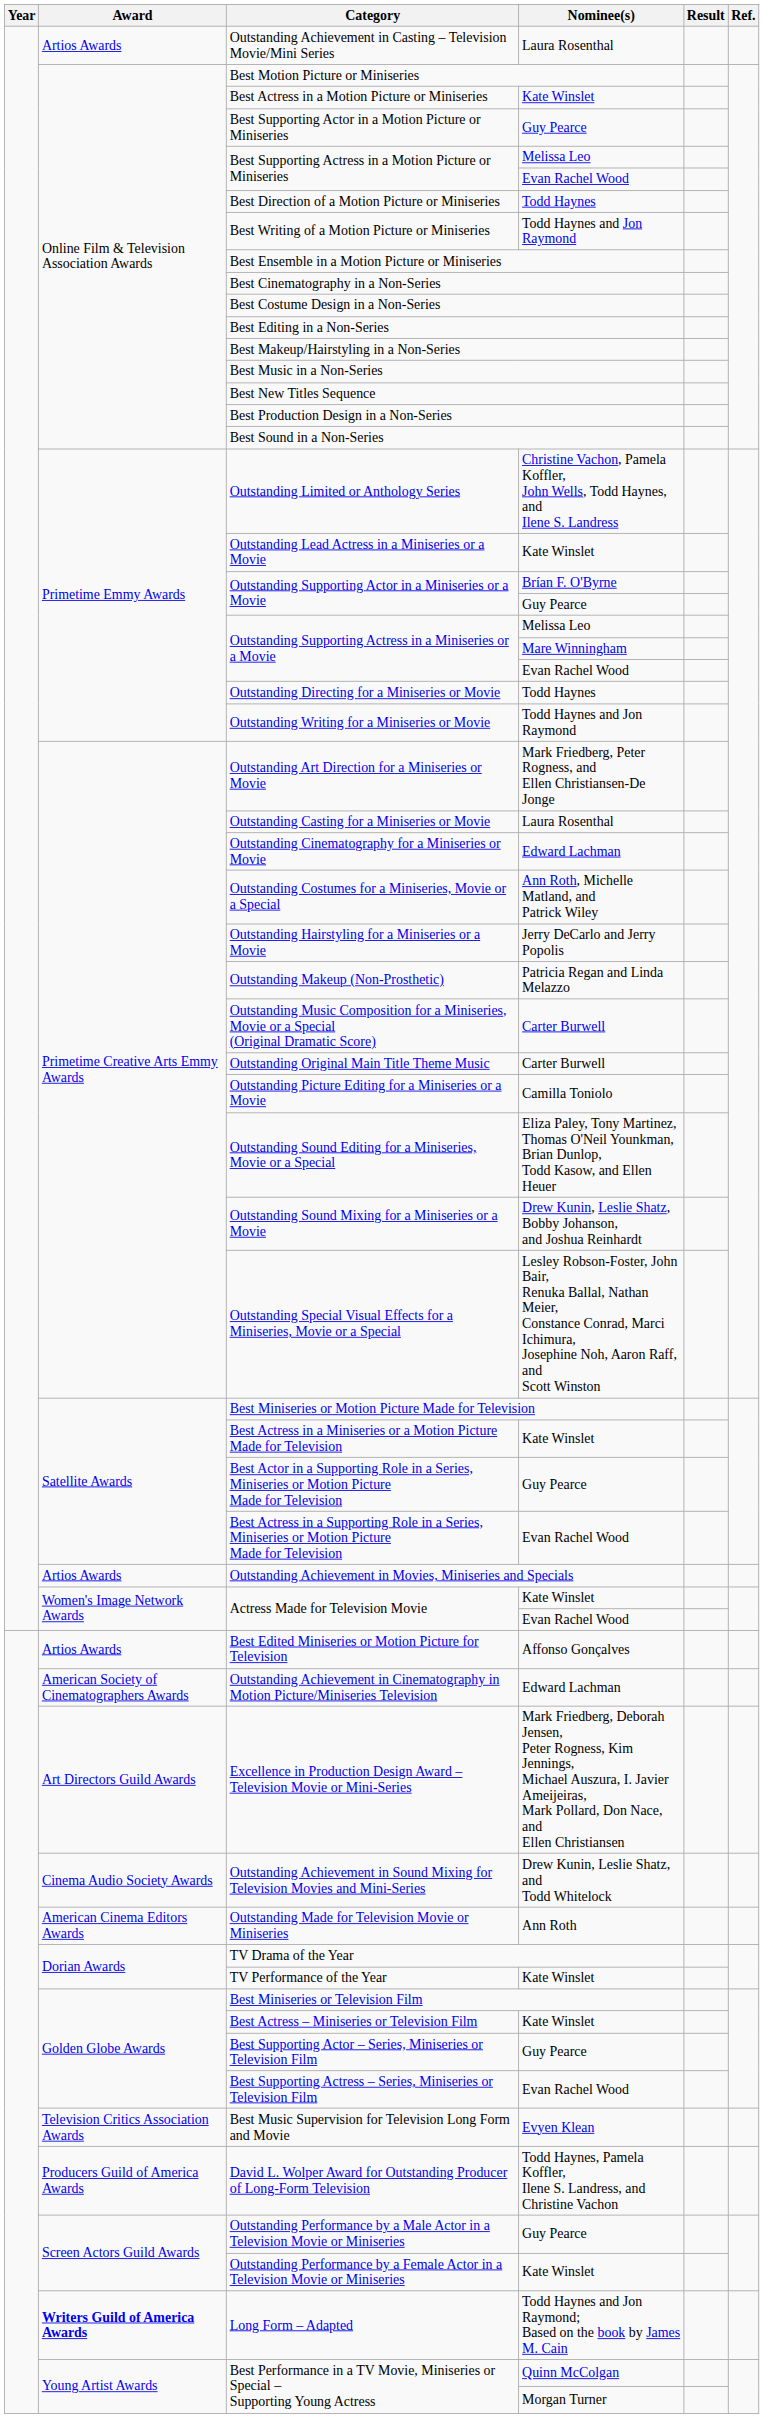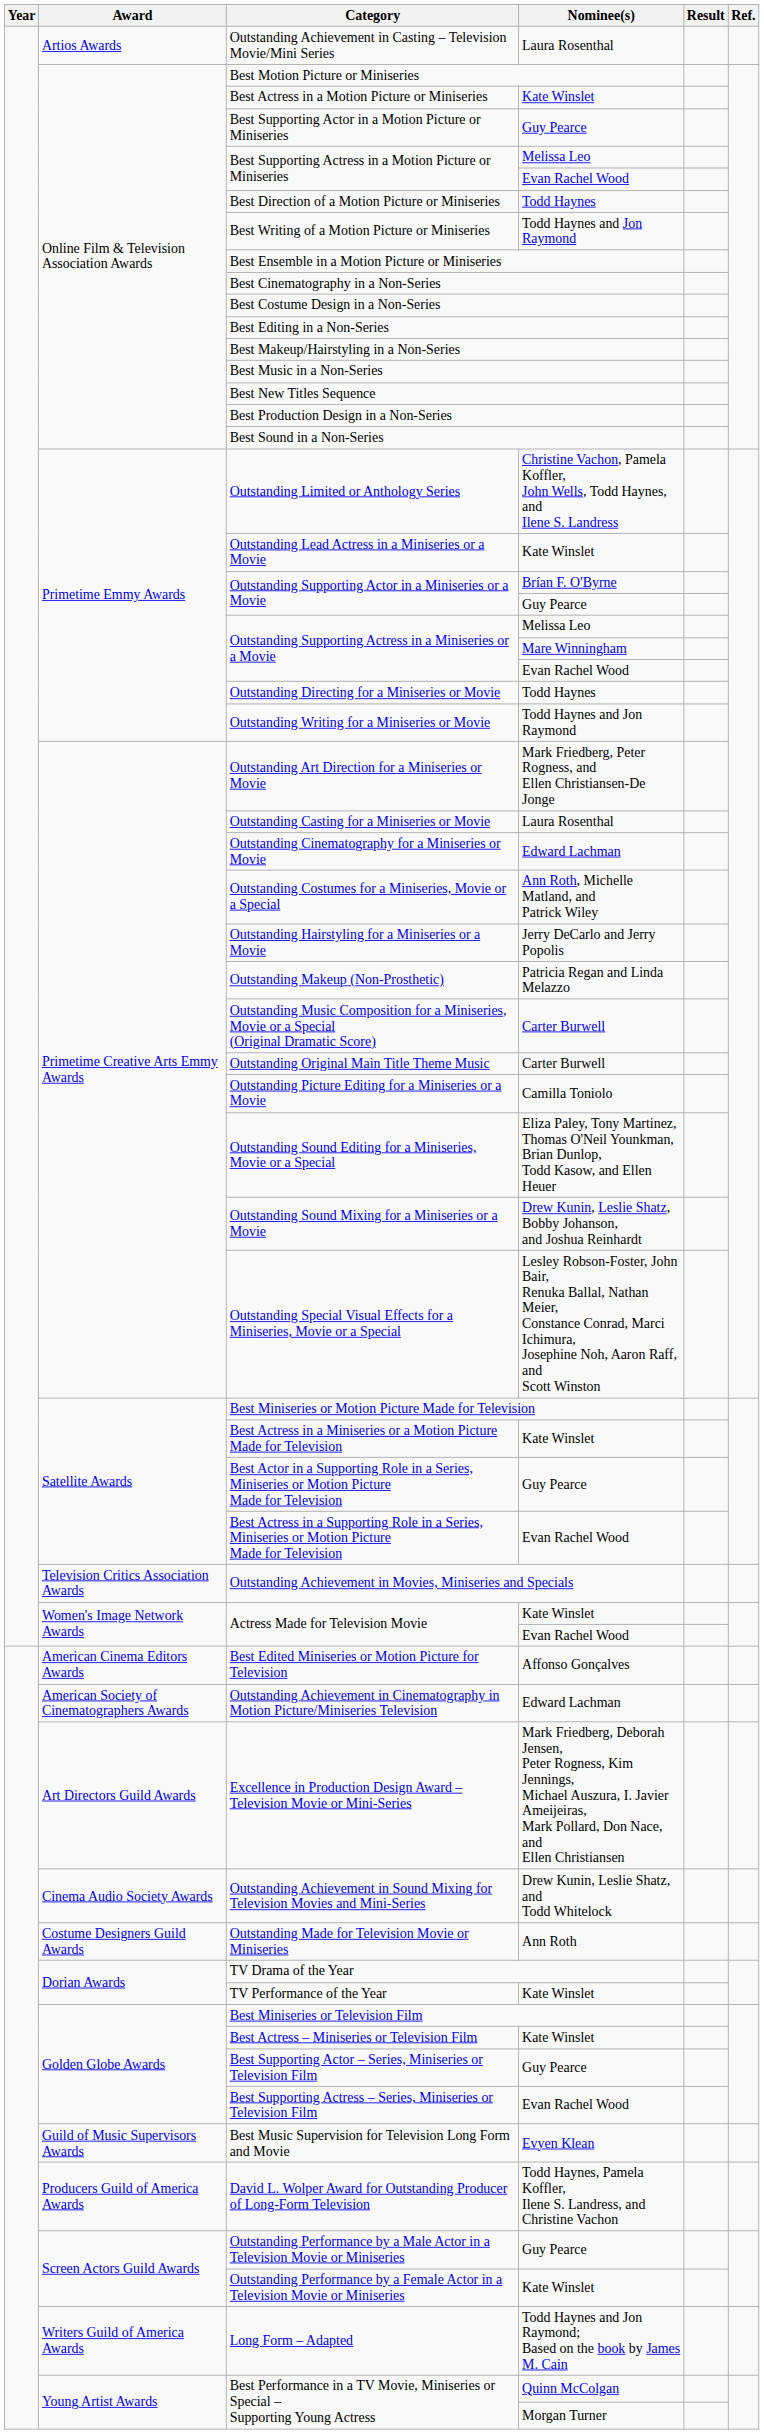(82, 1575) Artios Awards -> (125, 1583) Television Critics Association Awards
(82, 1649) Artios Awards -> (115, 1665) American Cinema Editors Awards
(115, 1925) American Cinema Editors Awards -> (114, 1941) Costume Designers Guild Awards
(125, 2127) Television Critics Association Awards -> (119, 2143) Guild of Music Supervisors Awards
(118, 2325) bold -> (113, 2340) normal
